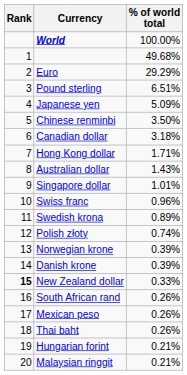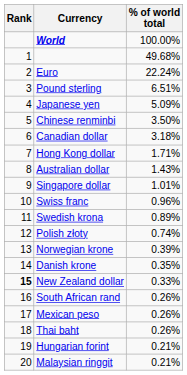(163, 72) 29.29% -> (163, 72) 22.24%
(166, 266) 0.39% -> (166, 266) 0.35%
